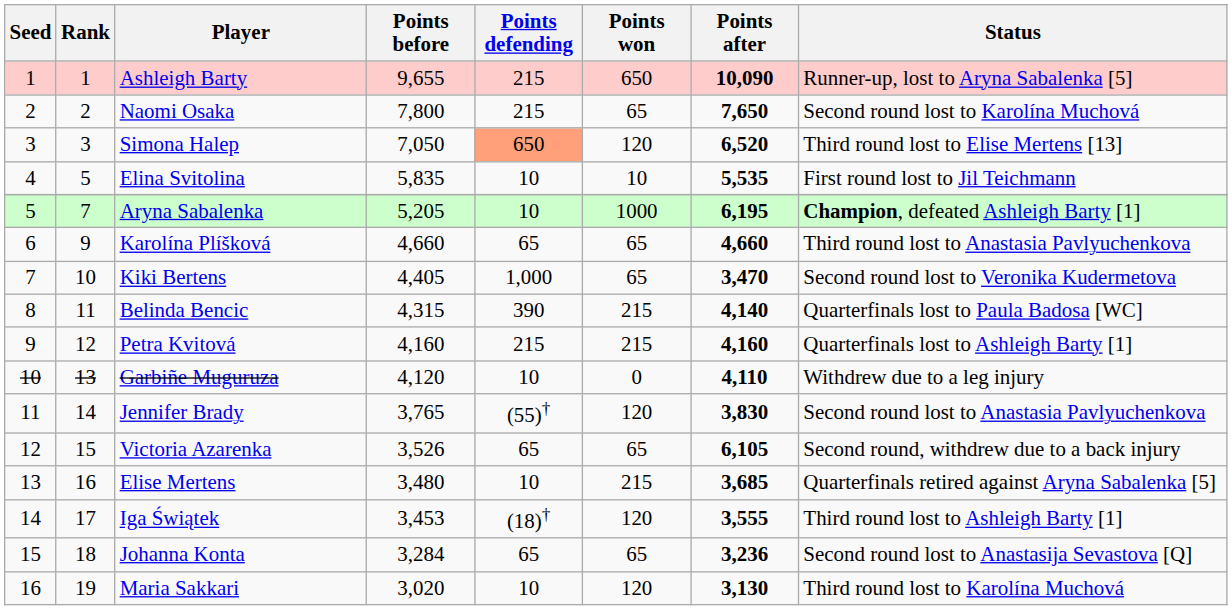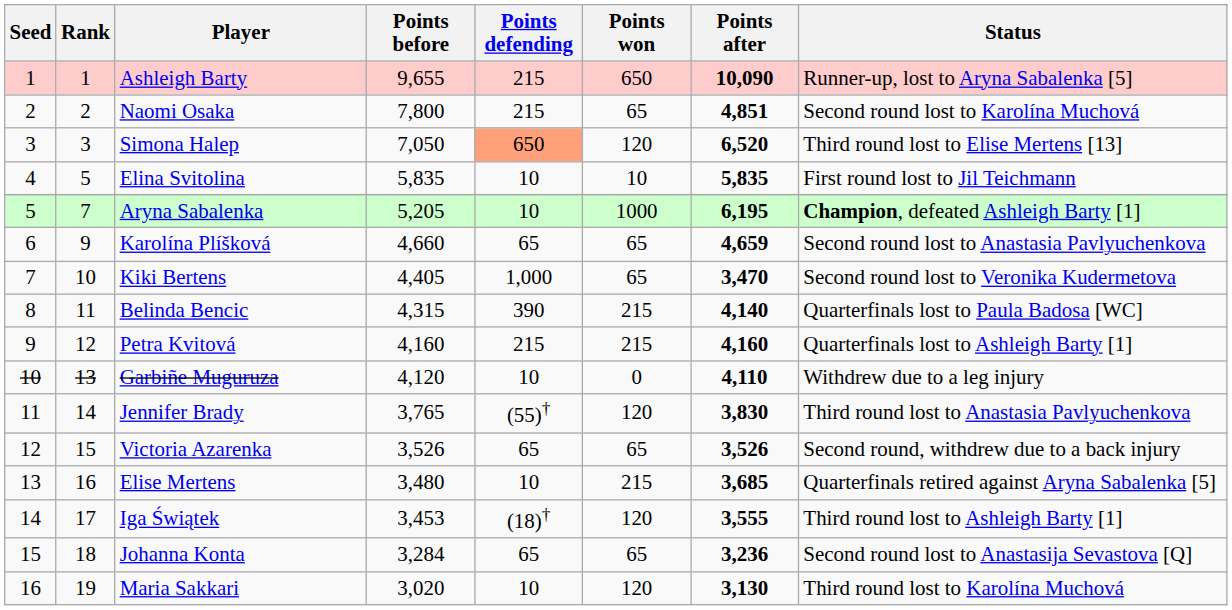(745, 111) 7,650 -> (745, 111) 4,851
(745, 177) 5,535 -> (745, 177) 5,835
(745, 244) 4,660 -> (745, 244) 4,659
(997, 244) Third round lost to Anastasia Pavlyuchenkova -> (1004, 244) Second round lost to Anastasia Pavlyuchenkova
(1004, 413) Second round lost to Anastasia Pavlyuchenkova -> (997, 413) Third round lost to Anastasia Pavlyuchenkova
(745, 449) 6,105 -> (745, 449) 3,526
